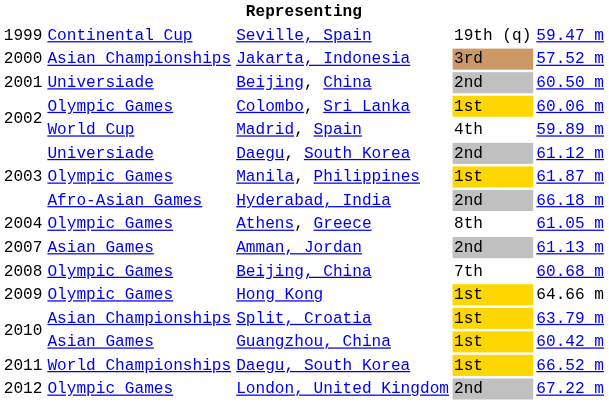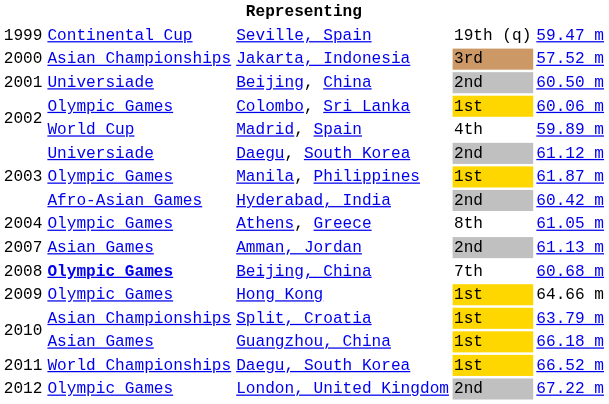(570, 200) 66.18 m -> (570, 200) 60.42 m
(110, 271) normal -> (110, 271) bold
(570, 342) 60.42 m -> (570, 342) 66.18 m
